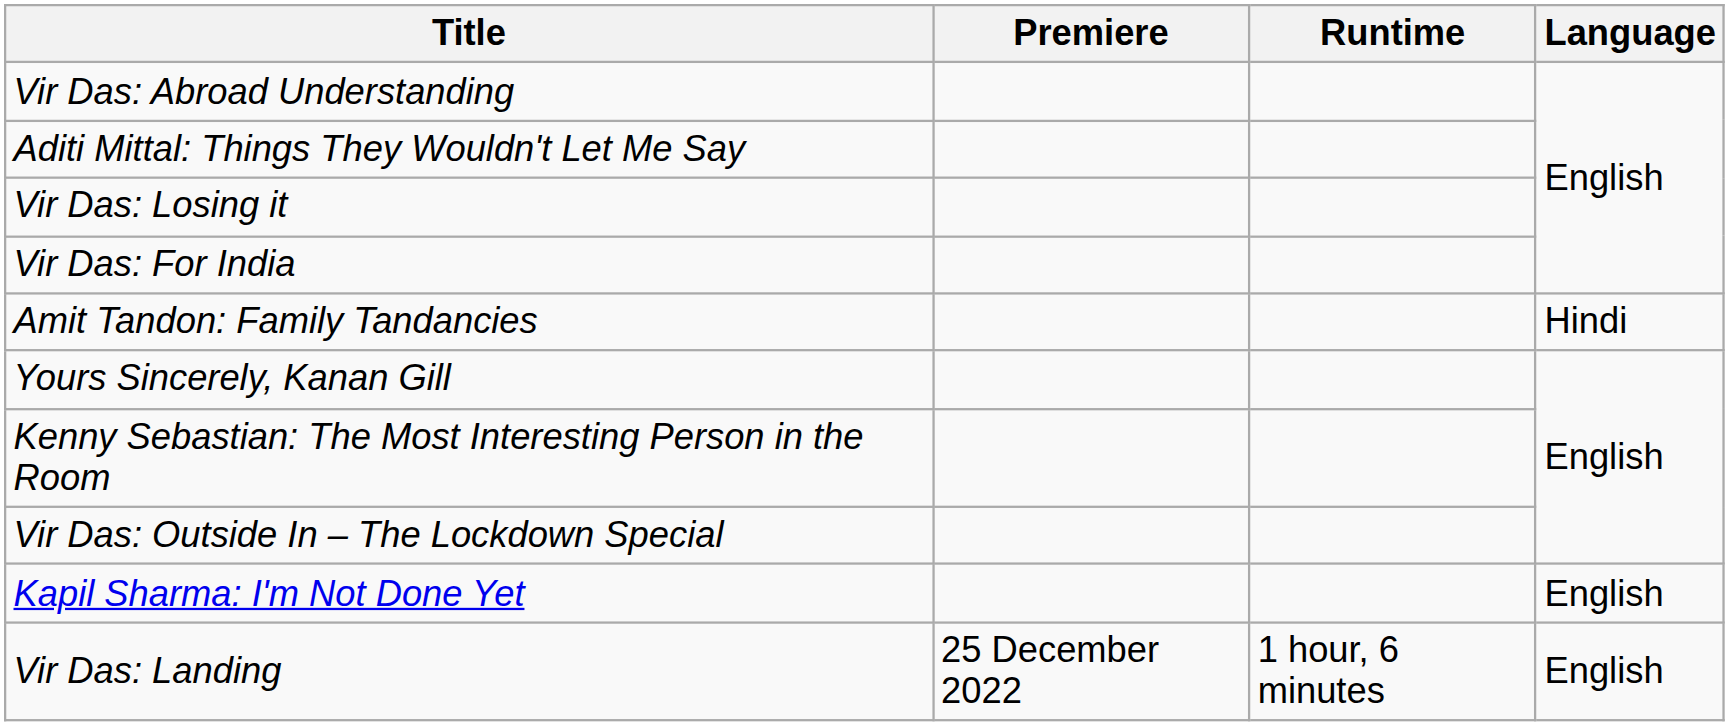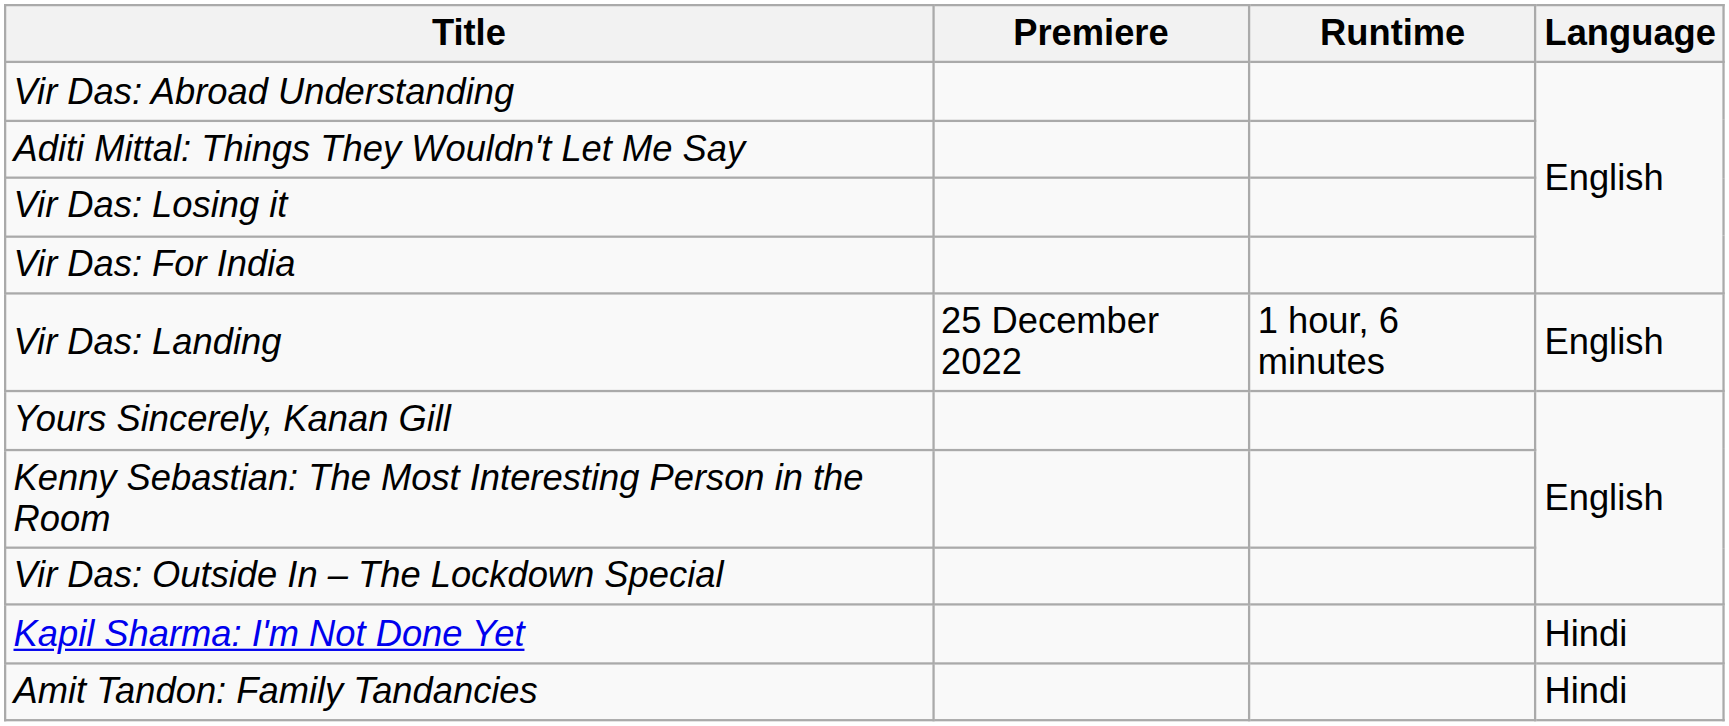rows swapped: (276, 321) <-> (147, 670)
(1604, 592) English -> (1586, 633) Hindi
